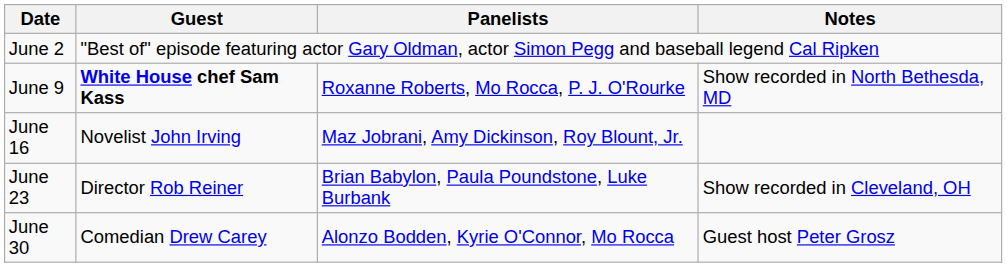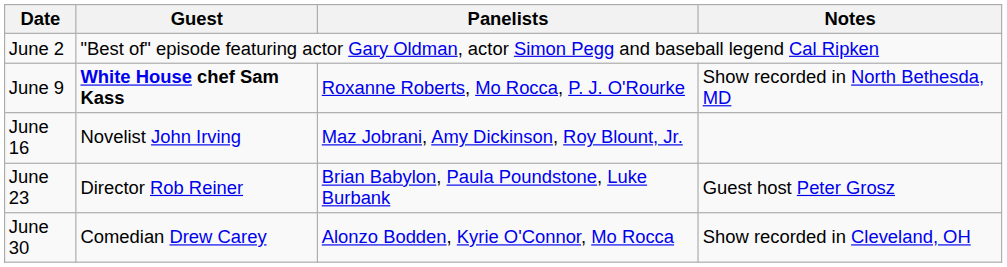(837, 187) Show recorded in Cleveland, OH -> (799, 187) Guest host Peter Grosz
(799, 237) Guest host Peter Grosz -> (837, 237) Show recorded in Cleveland, OH
